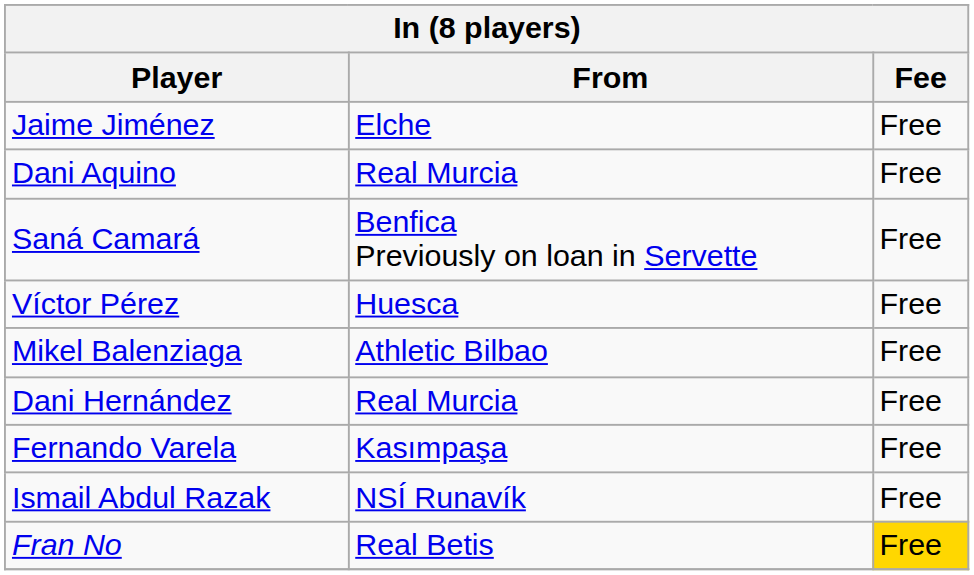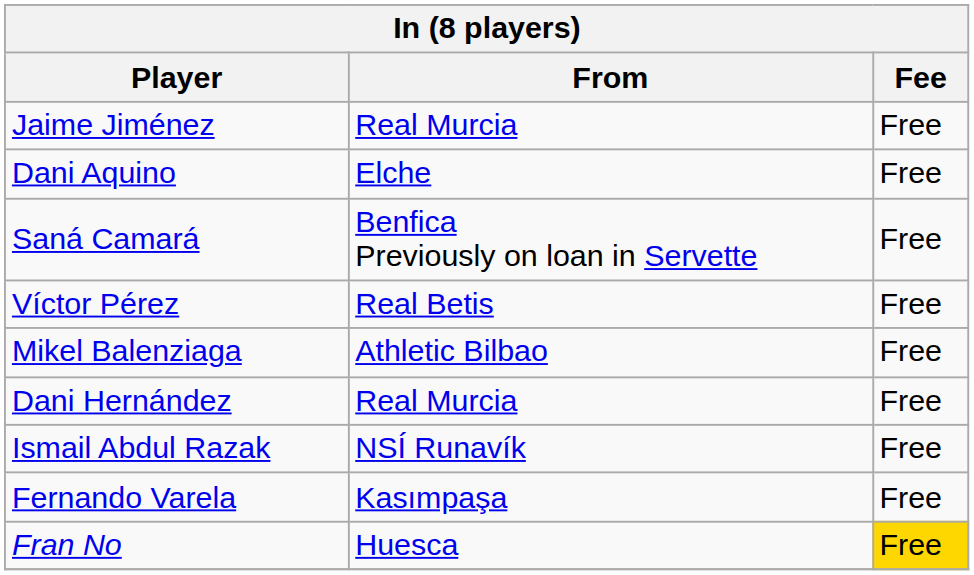(393, 125) Elche -> (436, 125) Real Murcia
(436, 173) Real Murcia -> (393, 173) Elche
(407, 303) Huesca -> (425, 303) Real Betis
rows swapped: (141, 496) <-> (124, 448)
(425, 544) Real Betis -> (407, 544) Huesca
